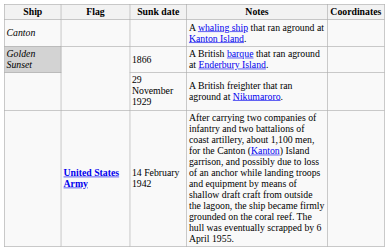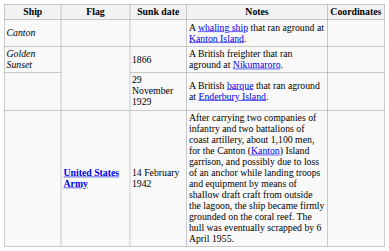(21, 59) lightgrey background -> (21, 59) no background
(254, 59) A British barque that ran aground at Enderbury Island. -> (241, 59) A British freighter that ran aground at Nikumaroro.
(241, 91) A British freighter that ran aground at Nikumaroro. -> (254, 91) A British barque that ran aground at Enderbury Island.
